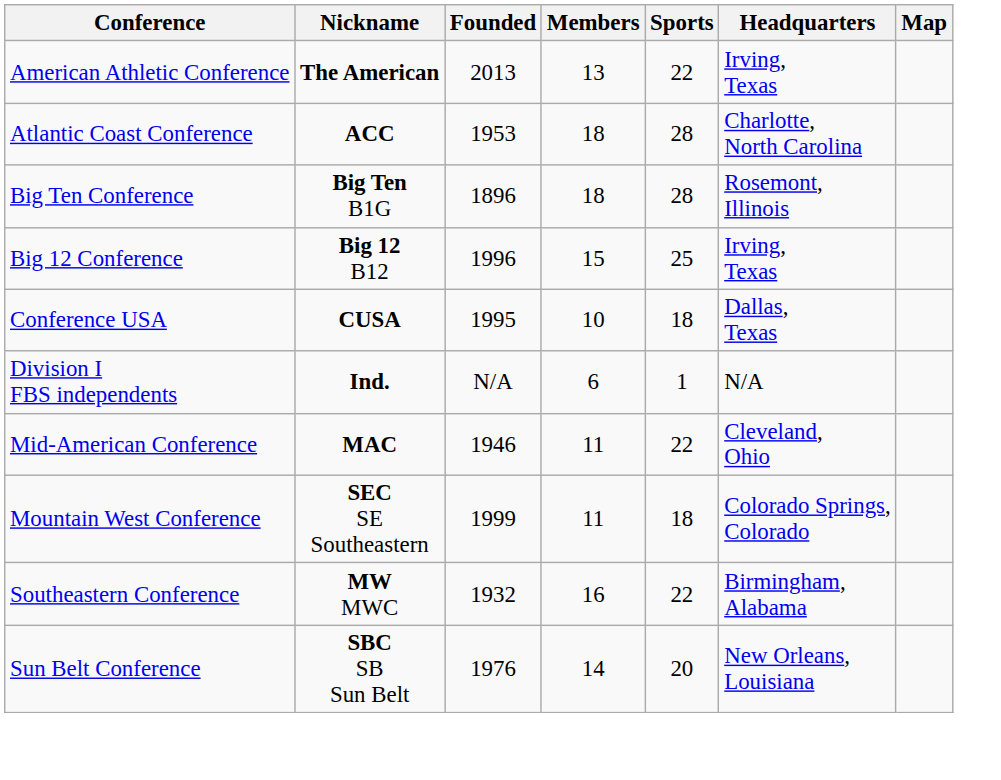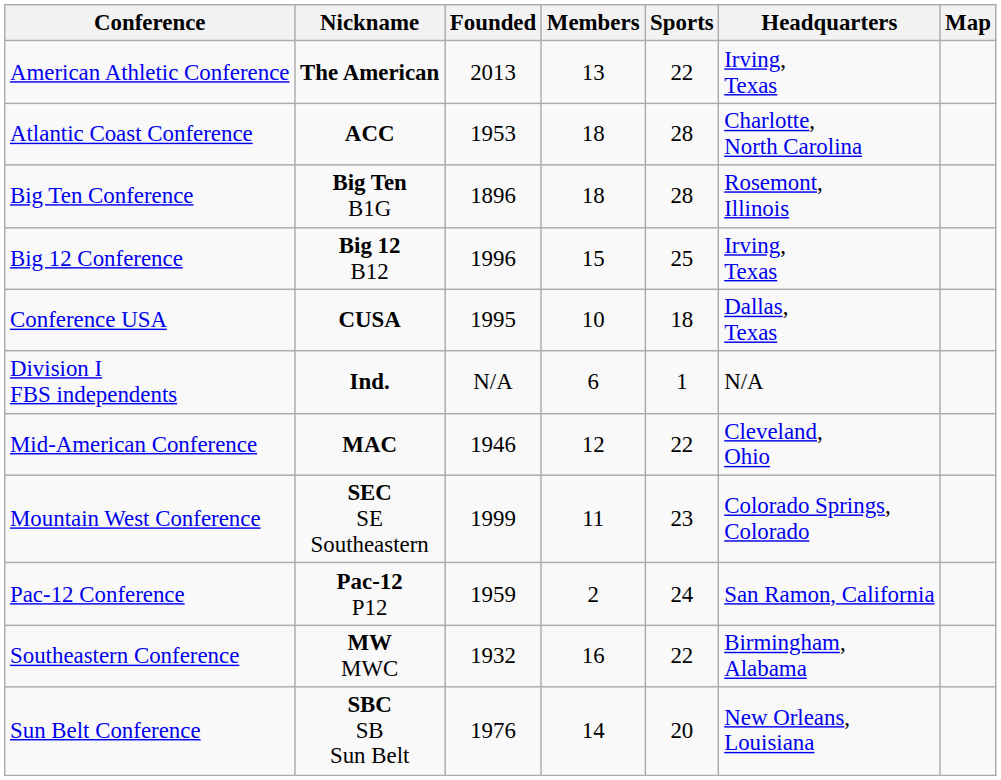(593, 443) 11 -> (593, 443) 12
(682, 518) 18 -> (682, 518) 23
+ row: (97, 593)
